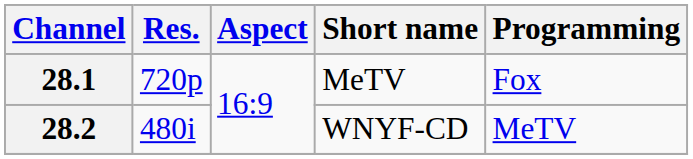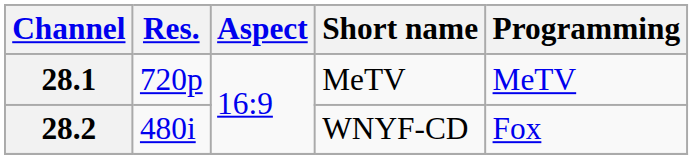(517, 79) Fox -> (534, 79) MeTV
(534, 128) MeTV -> (517, 128) Fox
